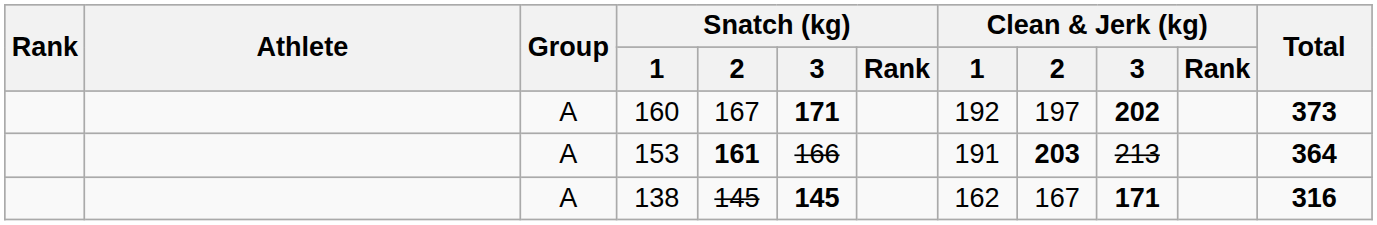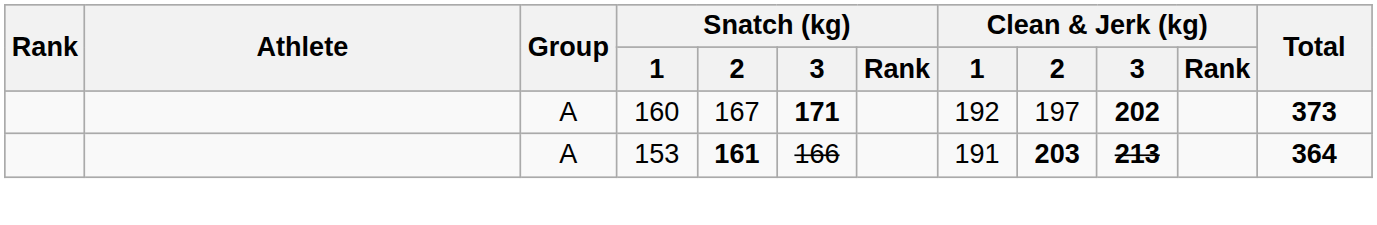(1137, 154) normal -> (1137, 154) bold
- row: (657, 197)
